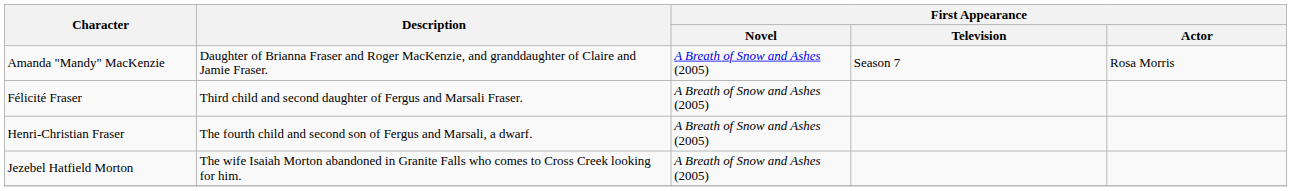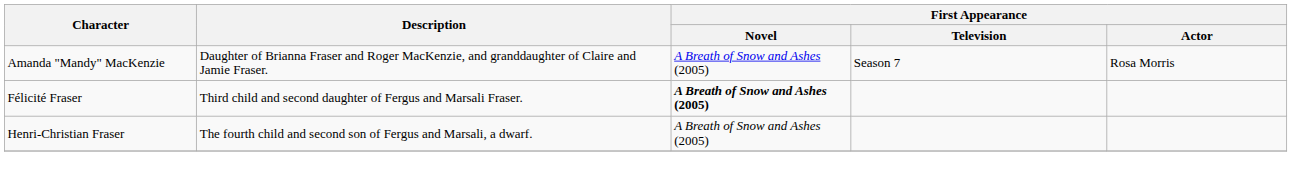(747, 98) normal -> (750, 98) bold
- row: (70, 168)
